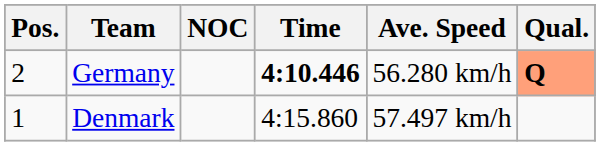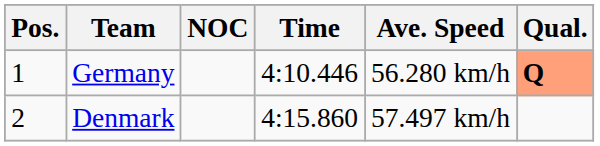(18, 72) 2 -> (18, 72) 1
(310, 72) bold -> (310, 72) normal
(18, 118) 1 -> (18, 118) 2
